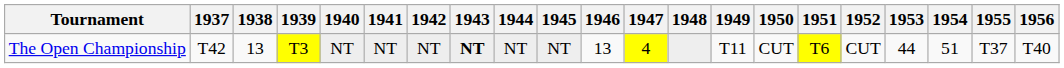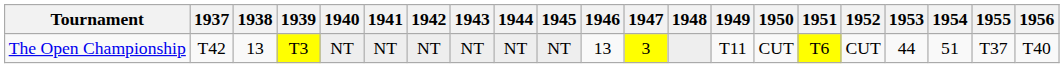(472, 48) bold -> (472, 48) normal
(646, 48) 4 -> (646, 48) 3
